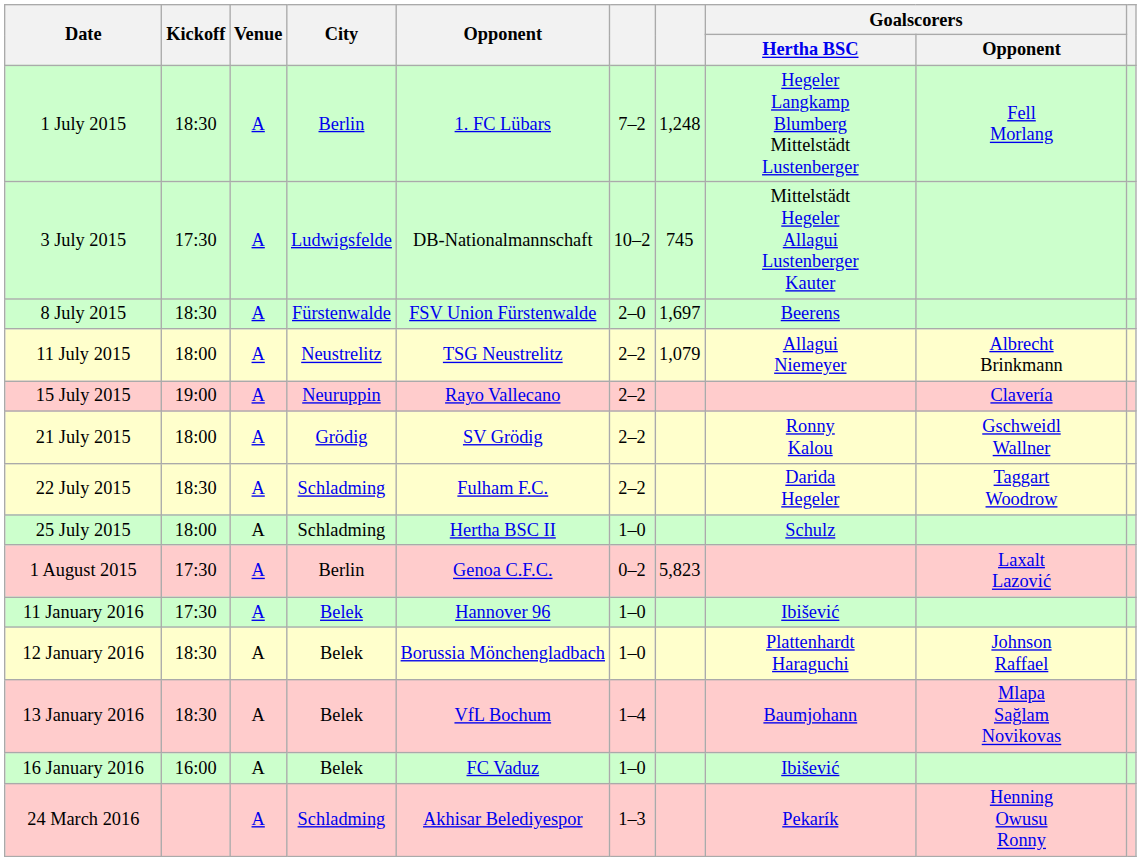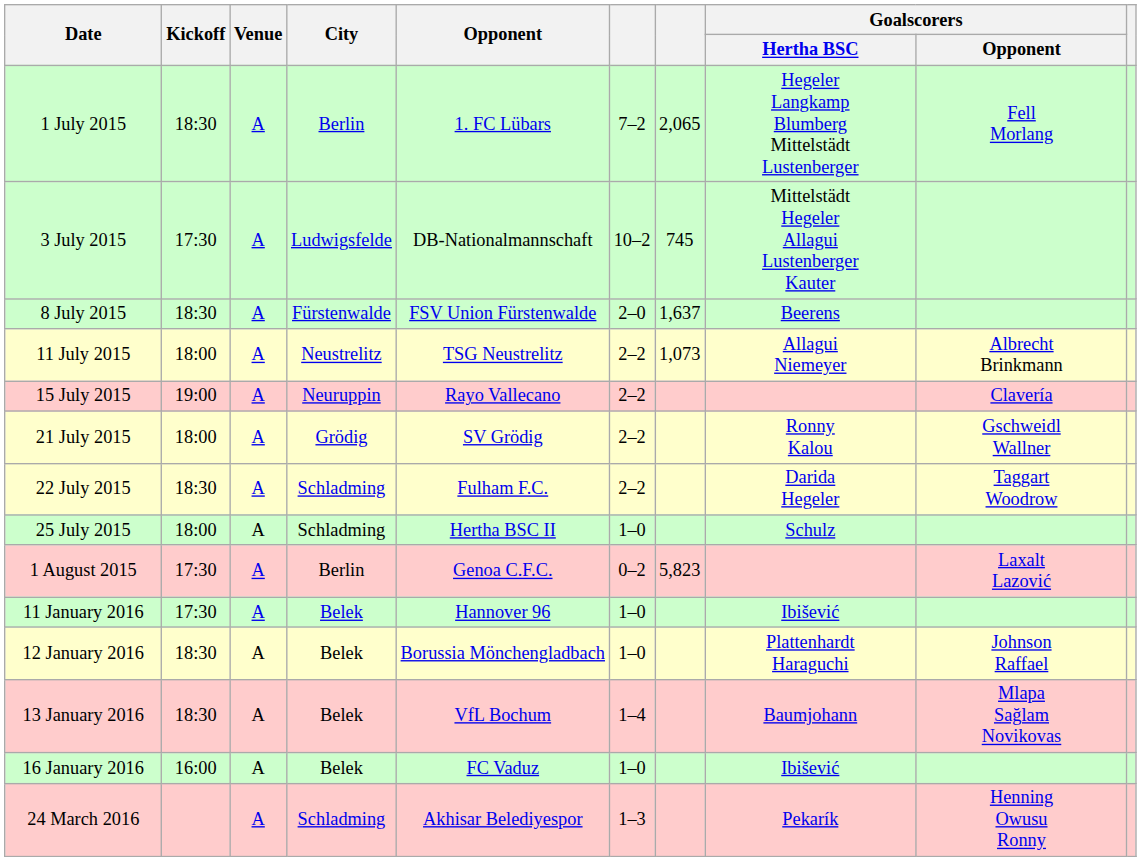(680, 123) 1,248 -> (680, 123) 2,065
(680, 313) 1,697 -> (680, 313) 1,637
(680, 354) 1,079 -> (680, 354) 1,073
